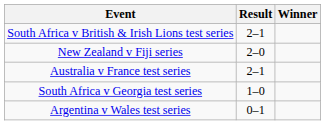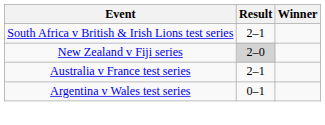(256, 52) no background -> (256, 52) lightgrey background
- row: (120, 91)
